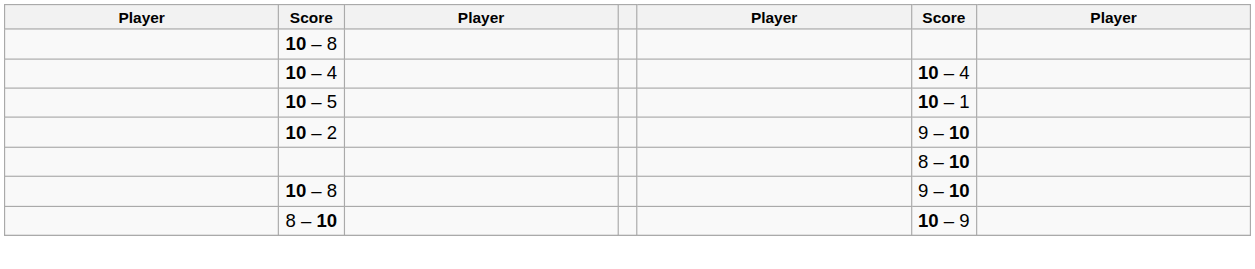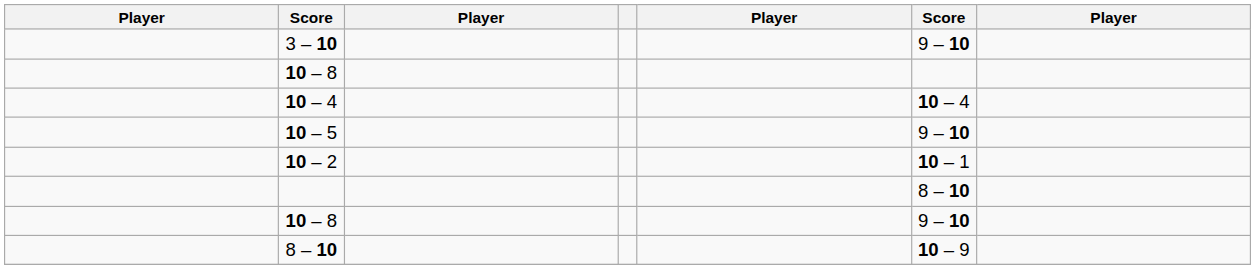+ row: (142, 44)
(944, 102) 10 – 1 -> (944, 132) 9 – 10
(944, 132) 9 – 10 -> (944, 161) 10 – 1
